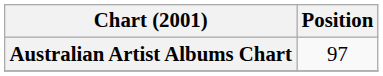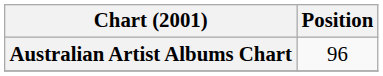(337, 53) 97 -> (337, 53) 96
